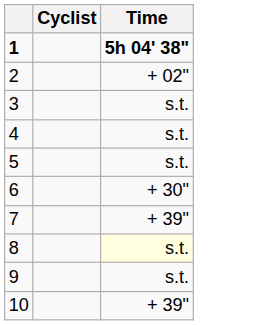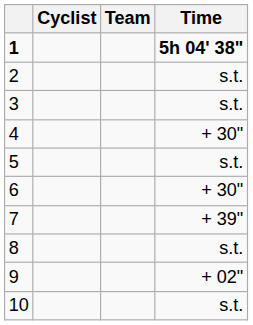+ column: (128, 18)
(168, 76) + 02" -> (231, 76) s.t.
(177, 133) s.t. -> (222, 133) + 30"
(177, 248) lightyellow background -> (231, 248) no background
(177, 276) s.t. -> (222, 276) + 02"
(168, 305) + 39" -> (231, 305) s.t.
